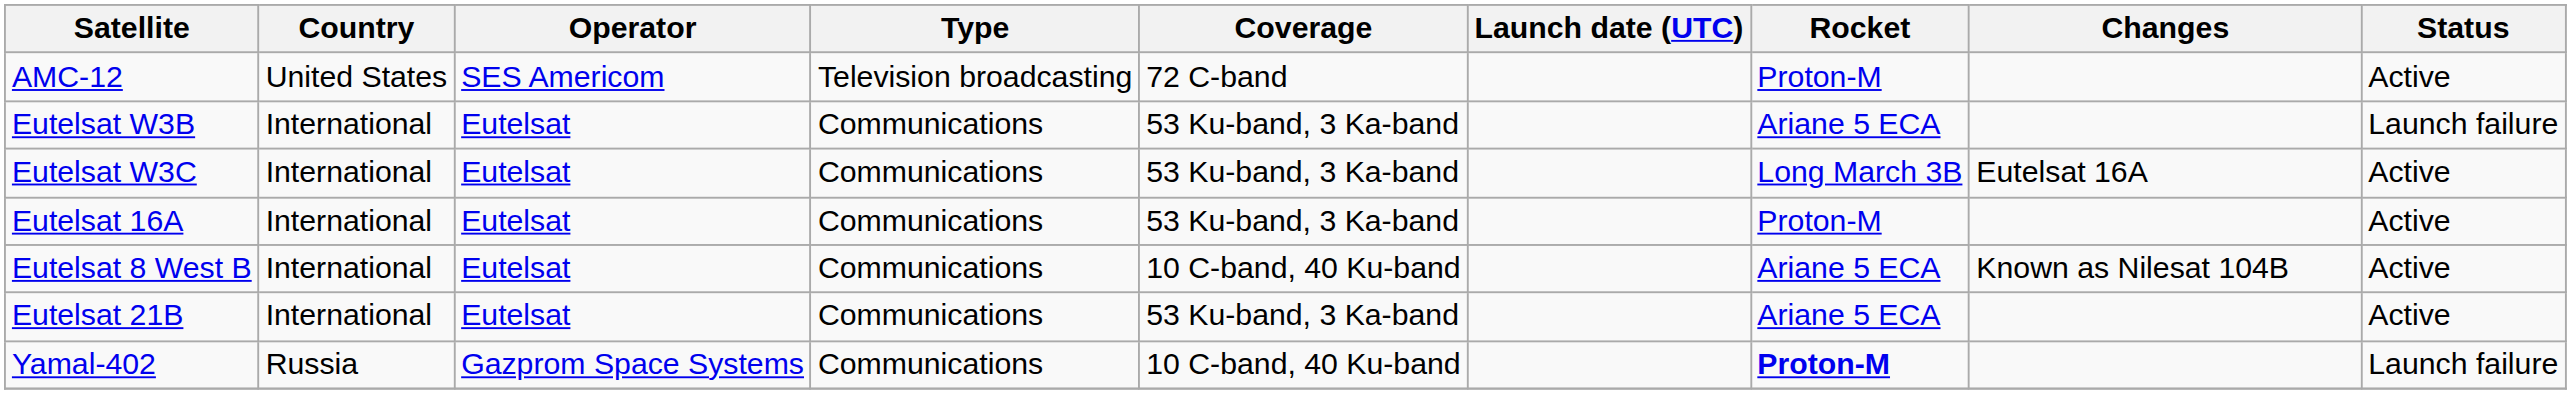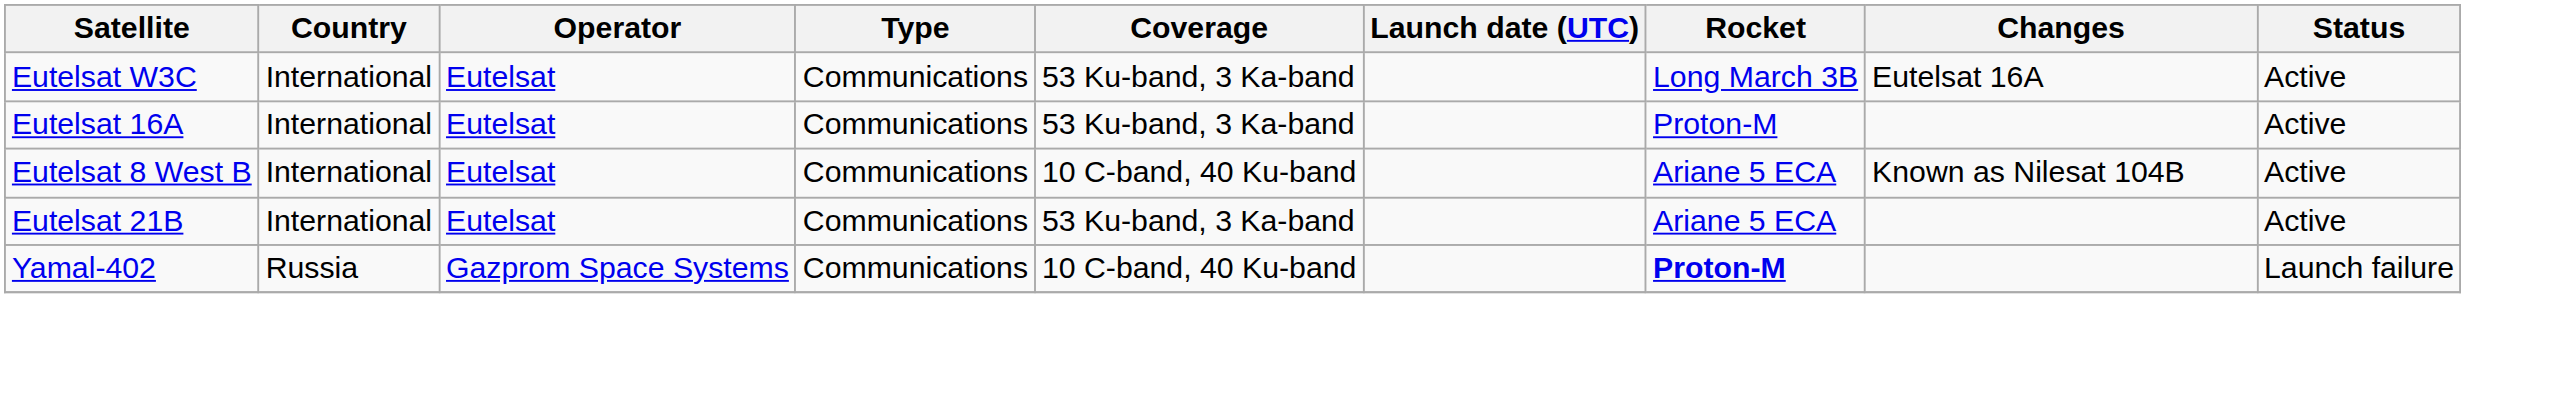- row: (67, 76)
- row: (104, 124)
